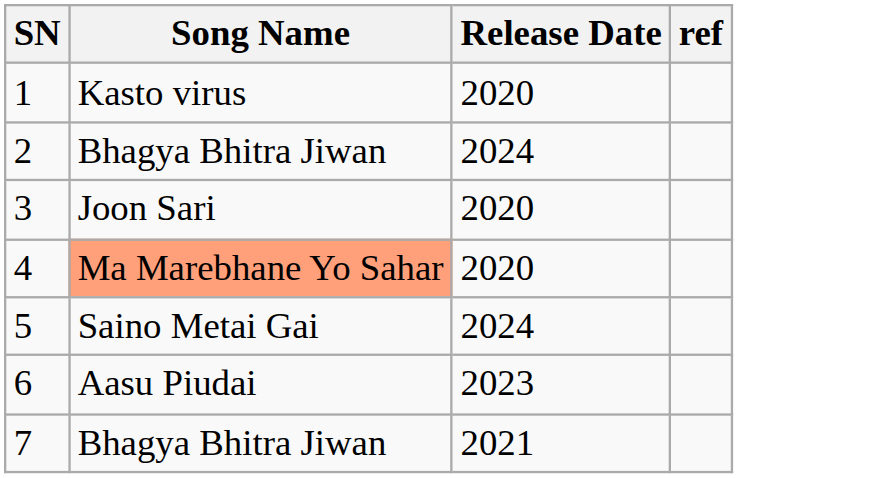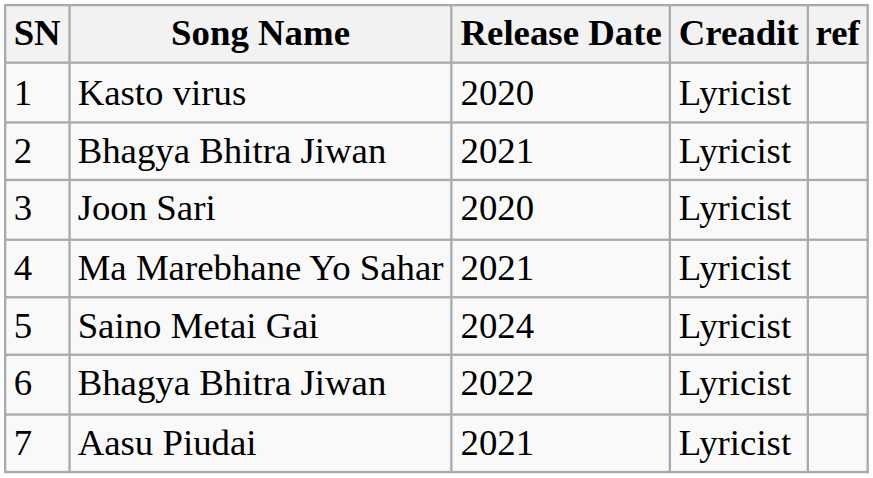+ column: (739, 33)
(497, 150) 2024 -> (497, 150) 2021
(261, 267) lightsalmon background -> (261, 267) no background
(497, 267) 2020 -> (497, 267) 2021
(167, 383) Aasu Piudai -> (232, 383) Bhagya Bhitra Jiwan
(497, 383) 2023 -> (497, 383) 2022
(232, 442) Bhagya Bhitra Jiwan -> (167, 442) Aasu Piudai
